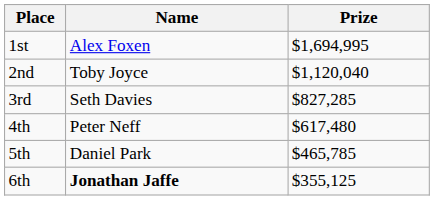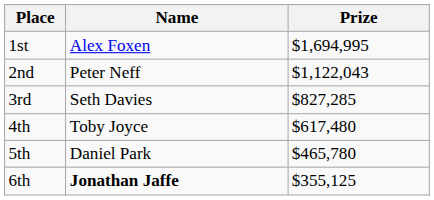(109, 72) Toby Joyce -> (105, 72) Peter Neff
(330, 72) $1,120,040 -> (330, 72) $1,122,043
(105, 126) Peter Neff -> (109, 126) Toby Joyce
(324, 153) $465,785 -> (324, 153) $465,780
